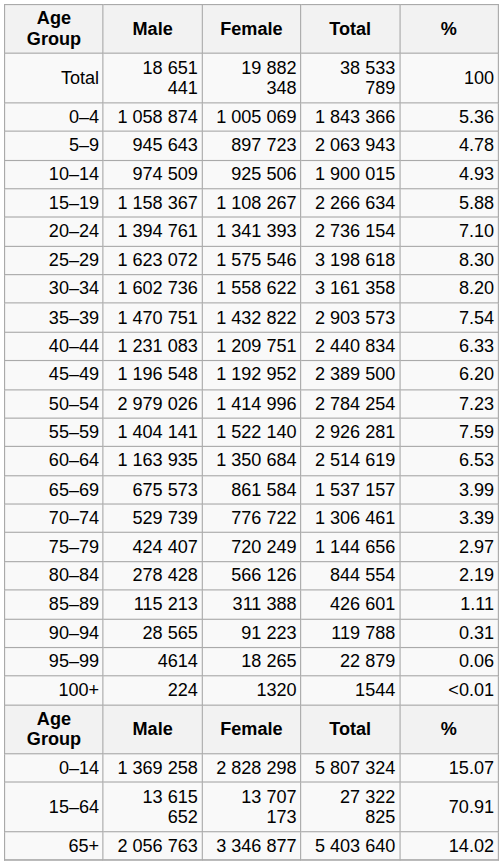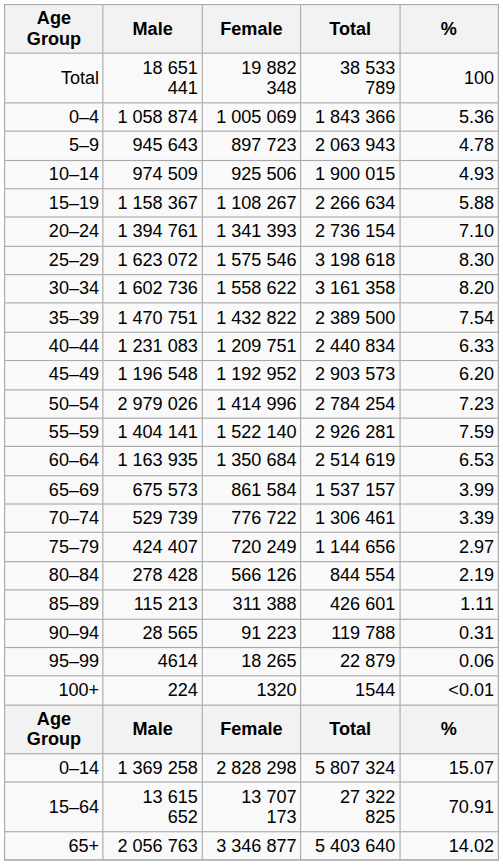(355, 317) 2 903 573 -> (355, 317) 2 389 500
(355, 374) 2 389 500 -> (355, 374) 2 903 573
